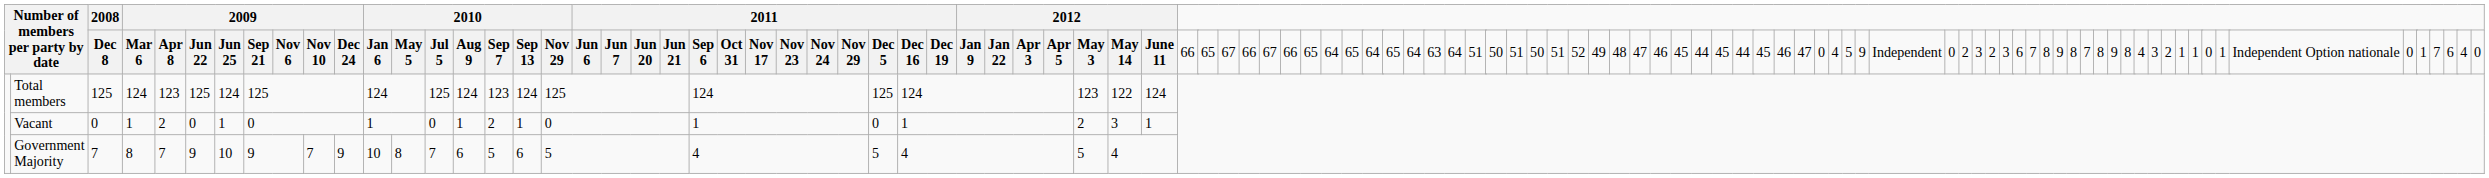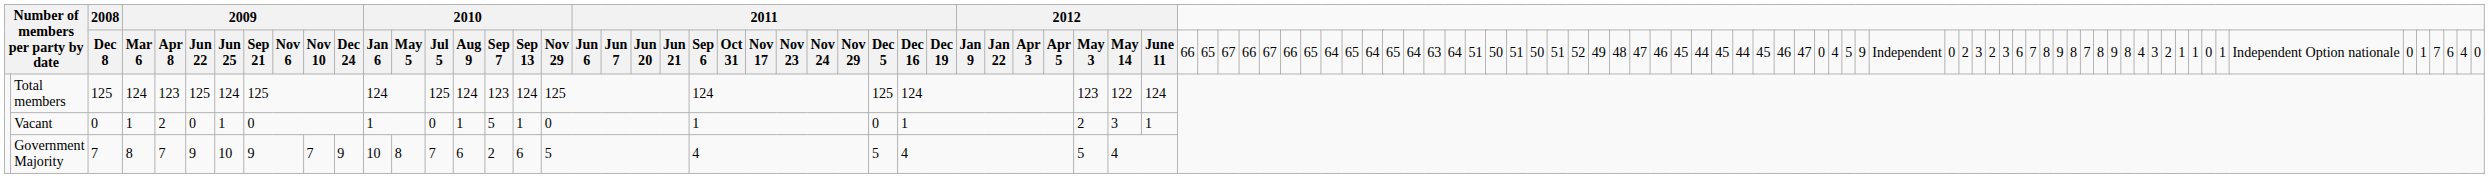(491, 123) 2 -> (491, 123) 5
(491, 153) 5 -> (491, 153) 2
